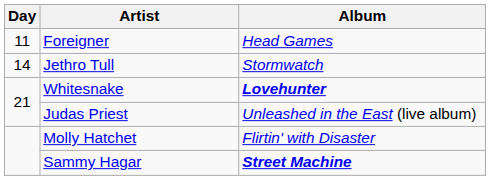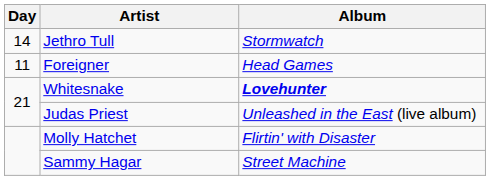rows swapped: (76, 41) <-> (79, 65)
(297, 162) bold -> (294, 162) normal
